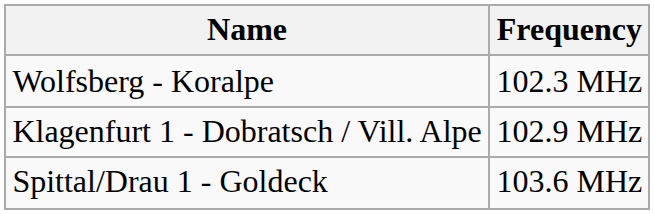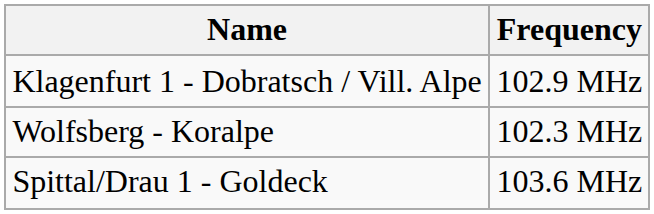rows swapped: (247, 131) <-> (143, 80)
